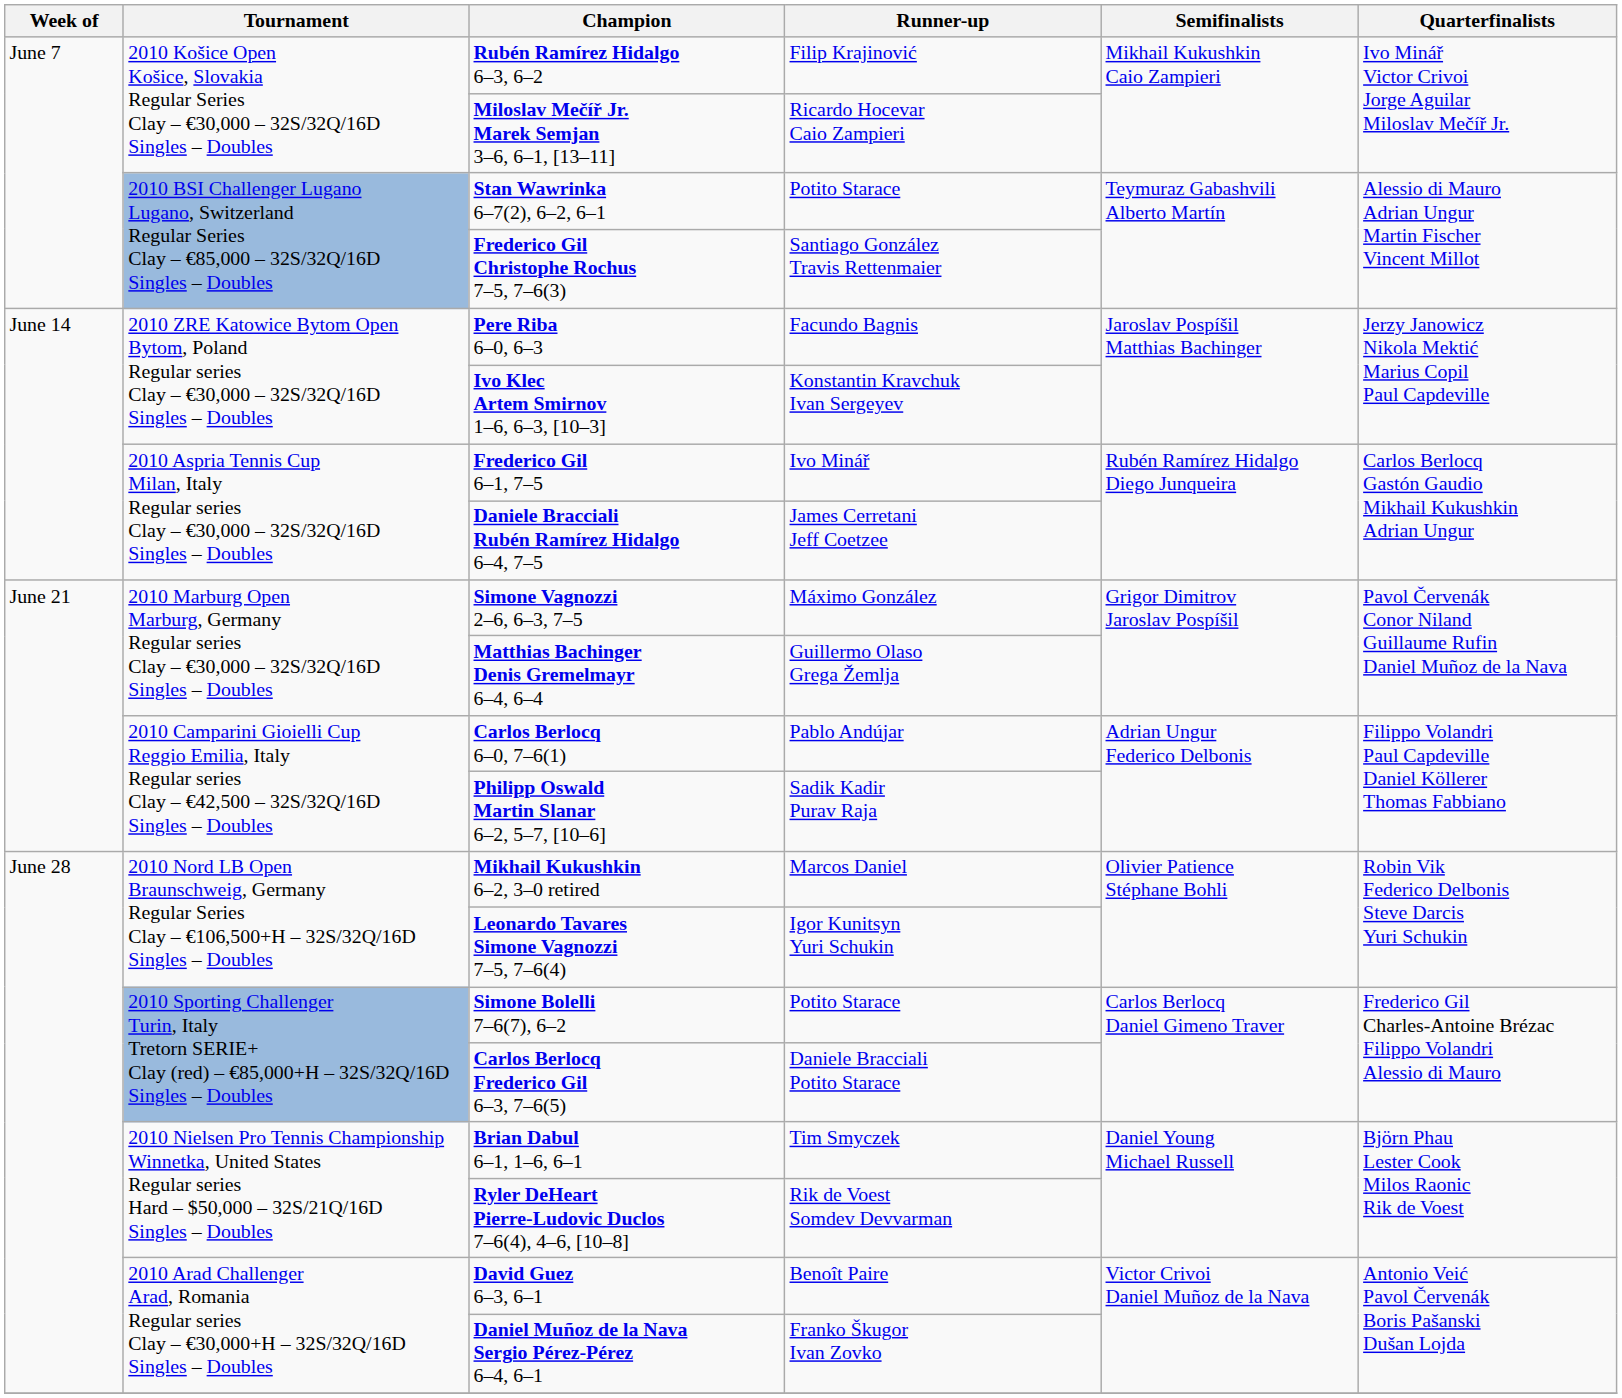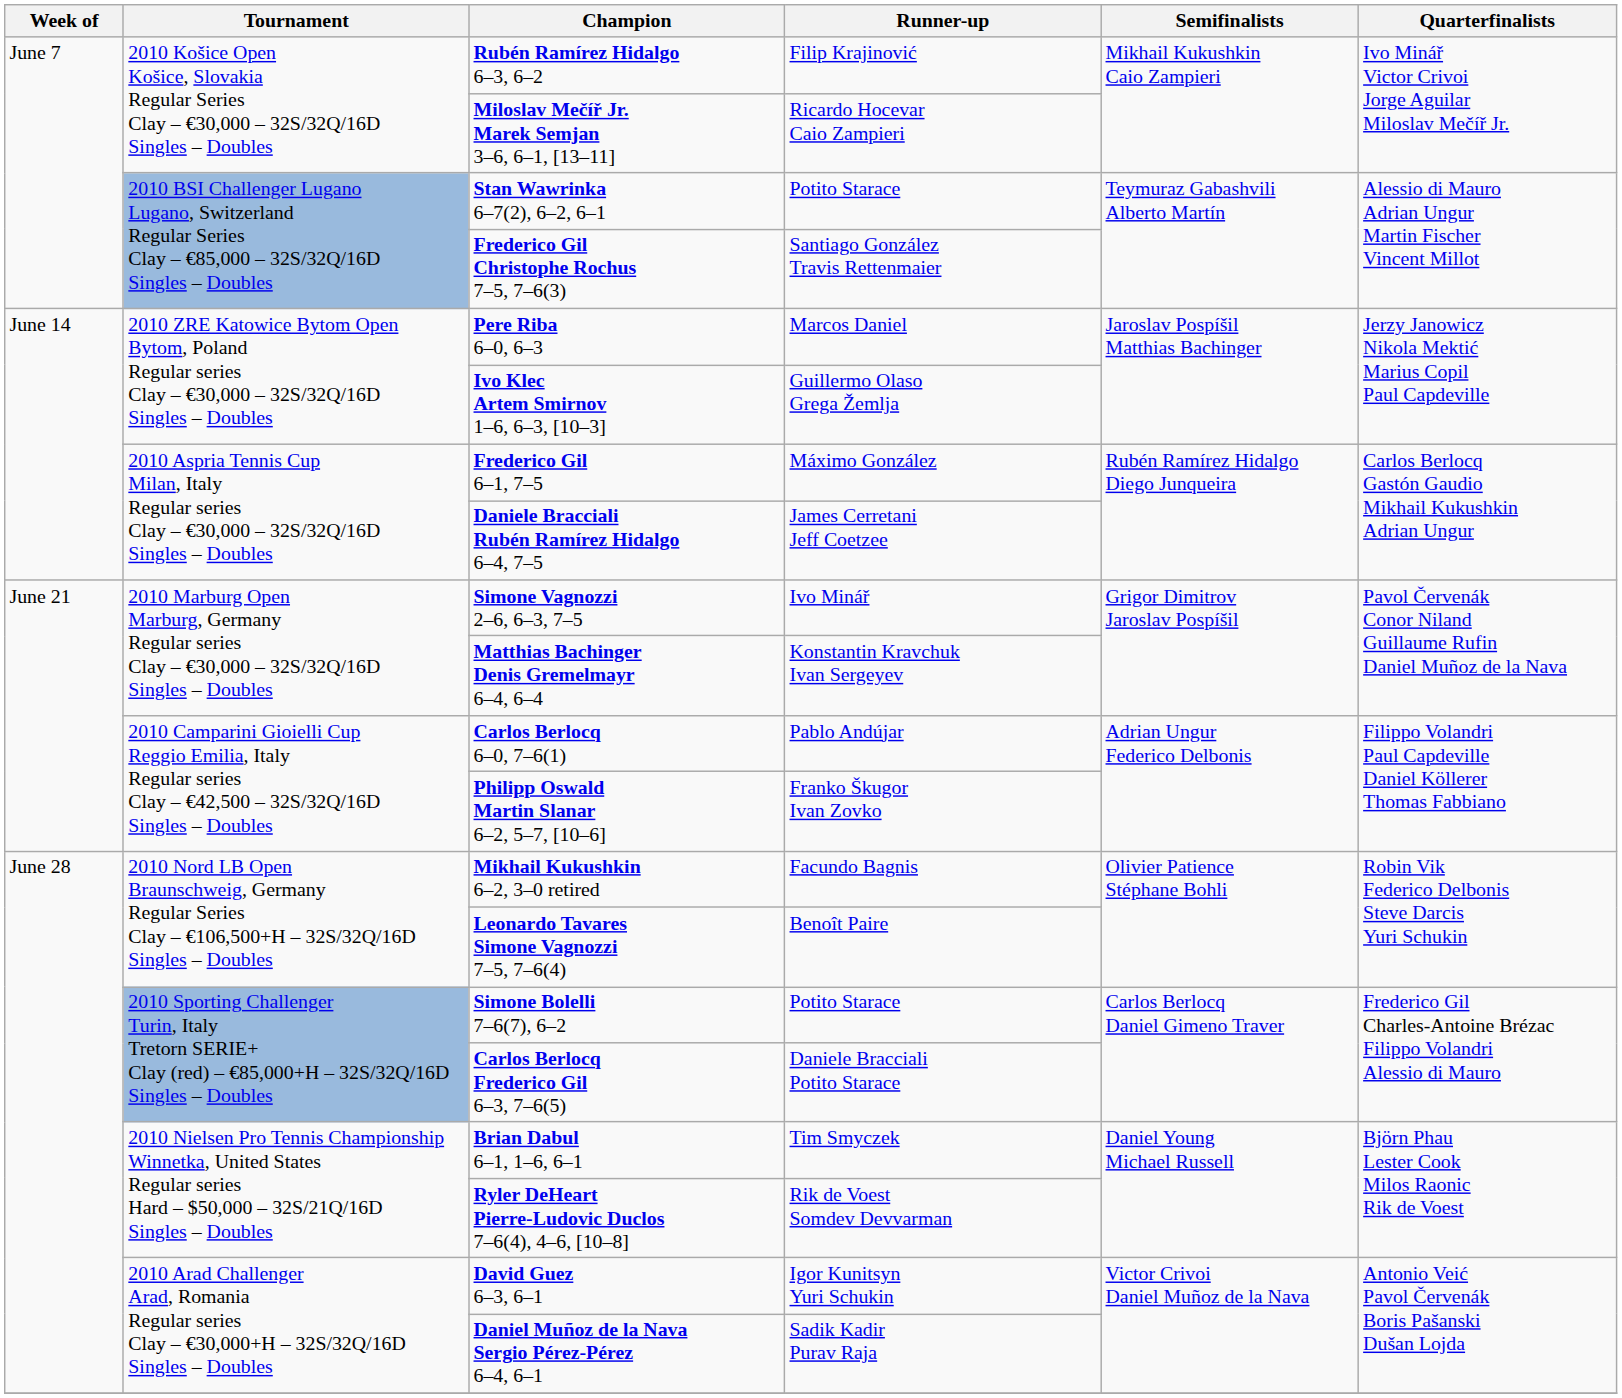(854, 324) Facundo Bagnis -> (848, 324) Marcos Daniel
(875, 392) Konstantin Kravchuk Ivan Sergeyev -> (856, 392) Guillermo Olaso Grega Žemlja
(829, 460) Ivo Minář -> (863, 460) Máximo González
(863, 595) Máximo González -> (829, 595) Ivo Minář
(856, 663) Guillermo Olaso Grega Žemlja -> (875, 663) Konstantin Kravchuk Ivan Sergeyev
(837, 799) Sadik Kadir Purav Raja -> (849, 799) Franko Škugor Ivan Zovko
(848, 866) Marcos Daniel -> (854, 866) Facundo Bagnis
(845, 934) Igor Kunitsyn Yuri Schukin -> (839, 922) Benoît Paire
(839, 1273) Benoît Paire -> (845, 1285) Igor Kunitsyn Yuri Schukin
(849, 1341) Franko Škugor Ivan Zovko -> (837, 1341) Sadik Kadir Purav Raja
